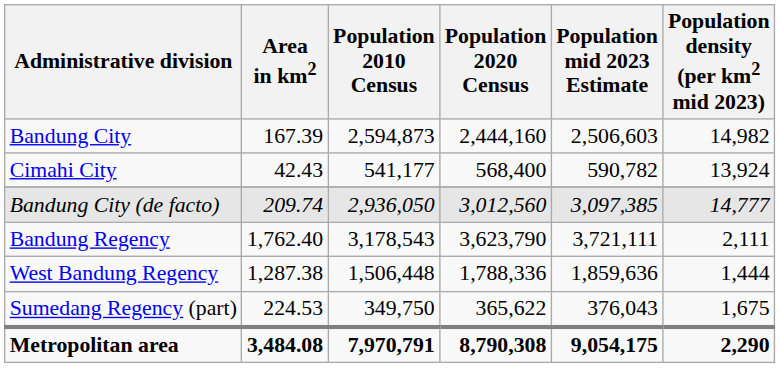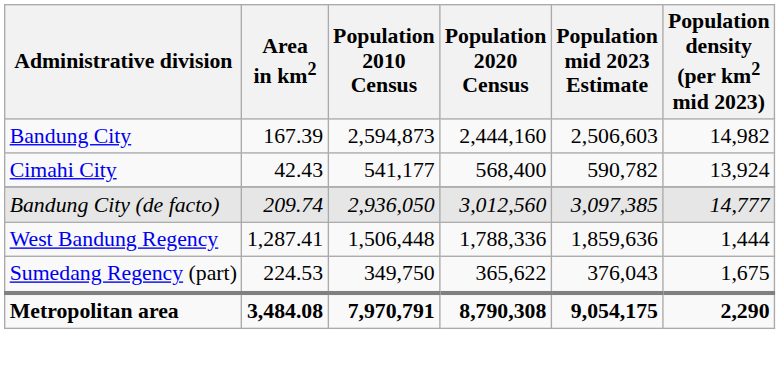- row: (90, 239)
(285, 273) 1,287.38 -> (285, 239) 1,287.41
